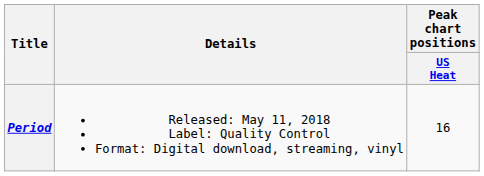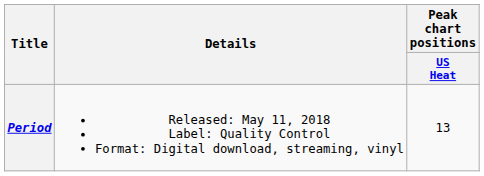(443, 128) 16 -> (443, 128) 13
